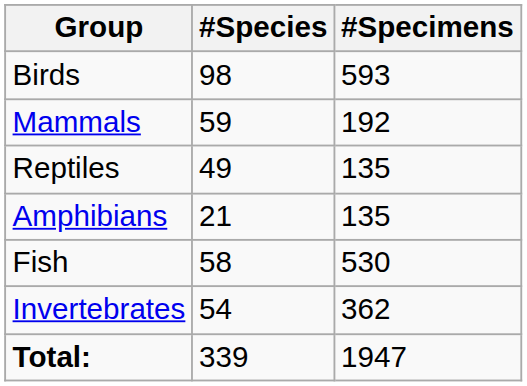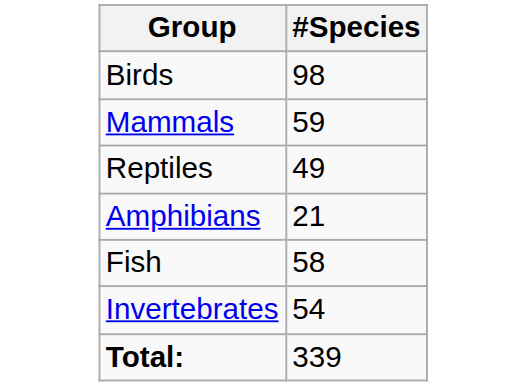- column: (427, 27)
